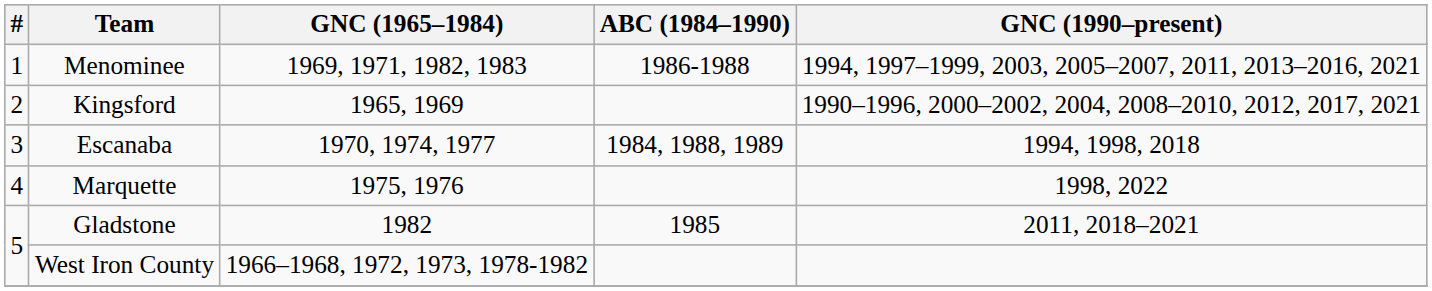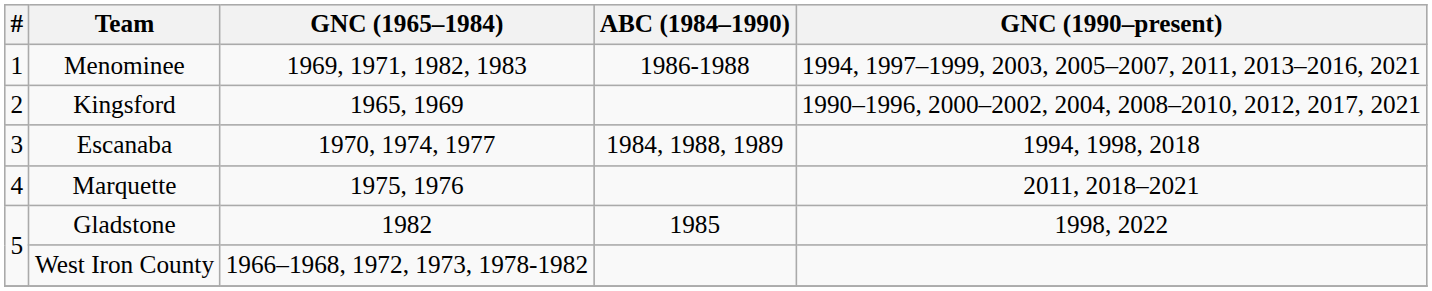(1111, 184) 1998, 2022 -> (1111, 184) 2011, 2018–2021
(1111, 225) 2011, 2018–2021 -> (1111, 225) 1998, 2022
